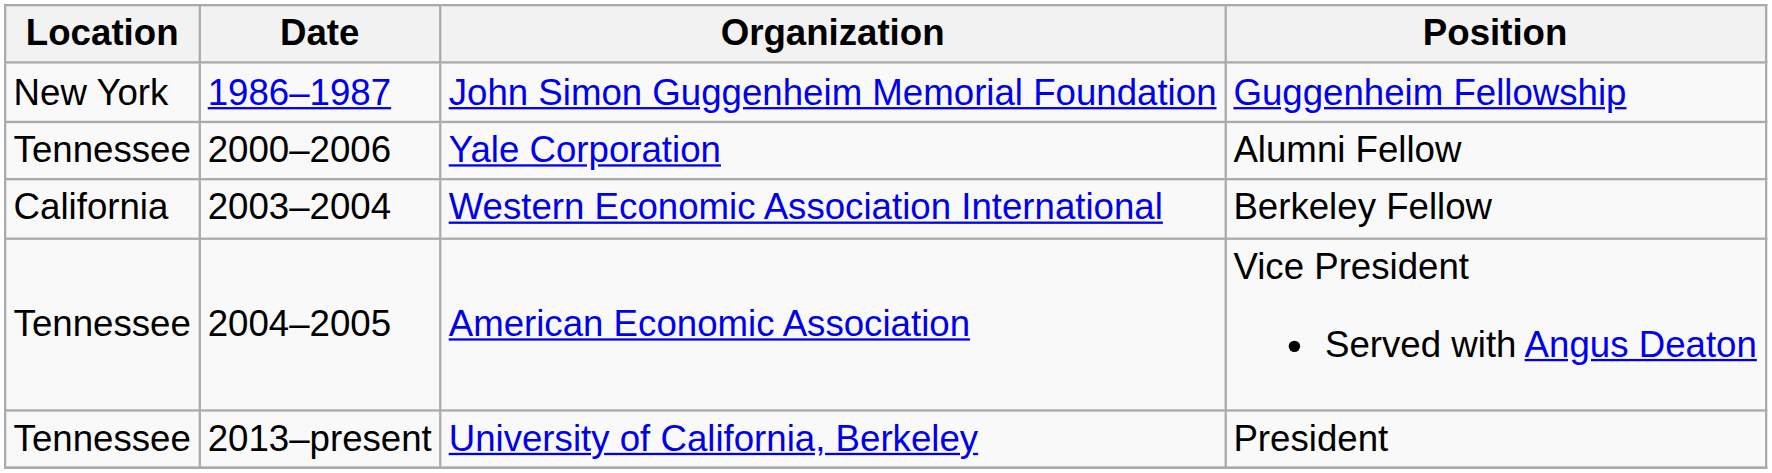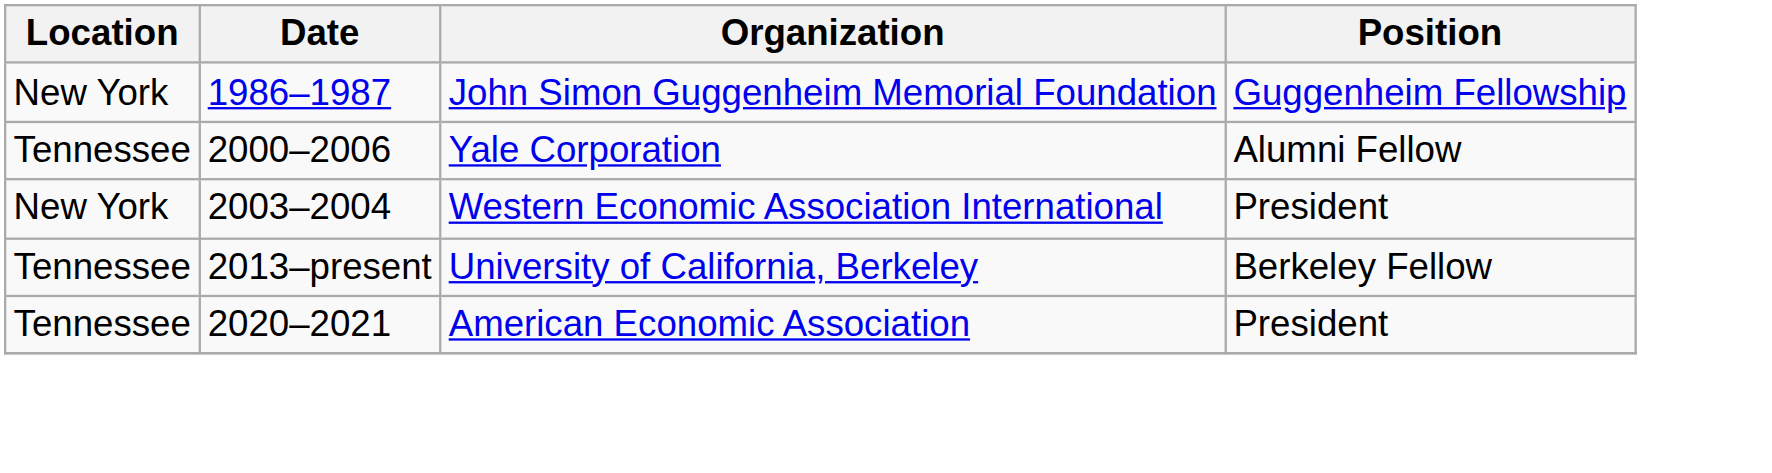(91, 207) California -> (91, 207) New York
(1363, 207) Berkeley Fellow -> (1311, 207) President
- row: (299, 323)
(1311, 438) President -> (1363, 265) Berkeley Fellow
+ row: (299, 324)
